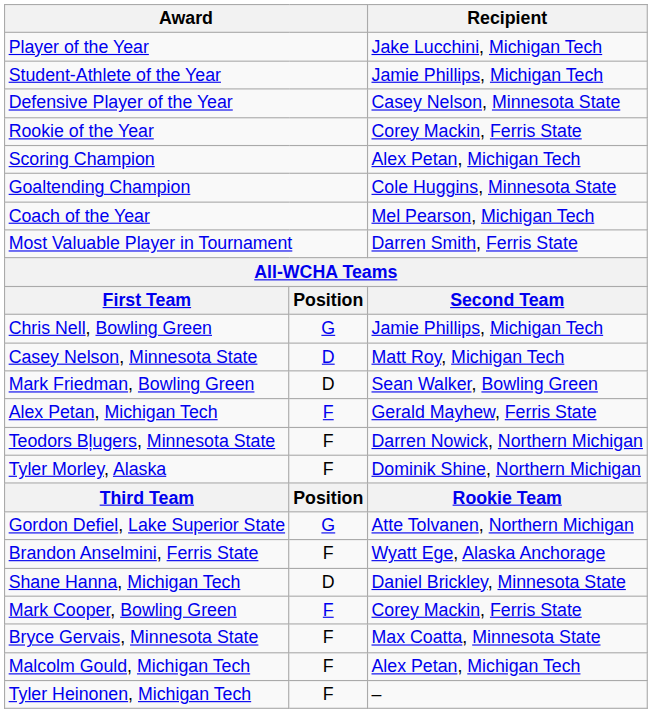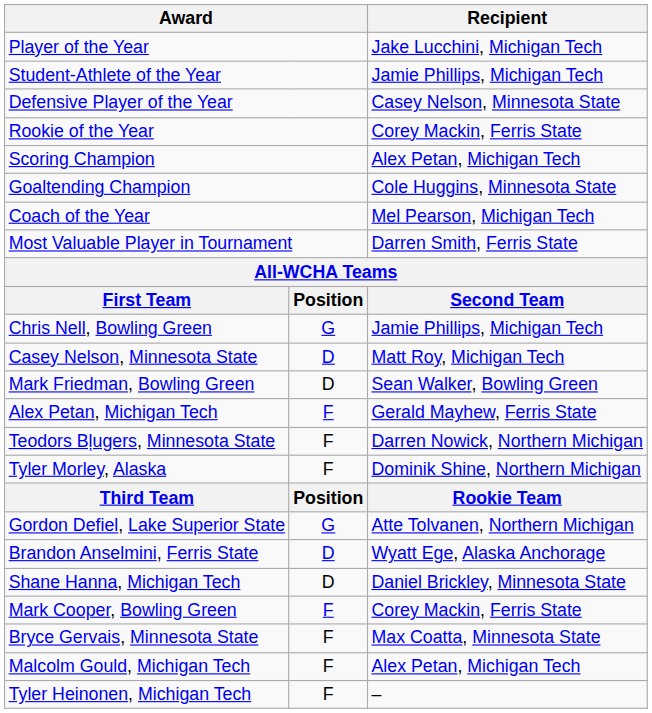(328, 553) F -> (328, 553) D
